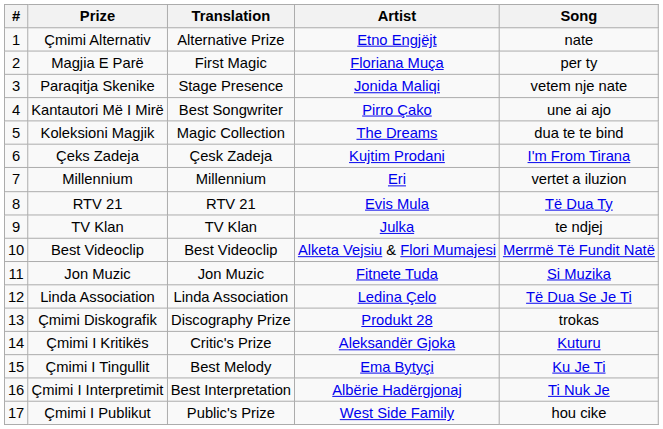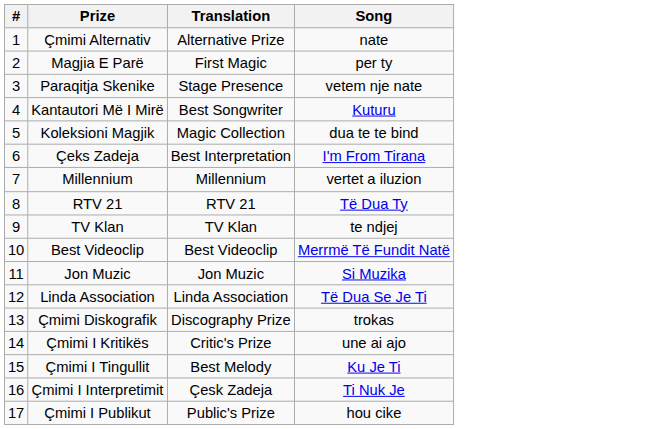- column: (397, 16)
(579, 110) une ai ajo -> (374, 110) Kuturu
(231, 156) Çesk Zadeja -> (231, 156) Best Interpretation
(579, 343) Kuturu -> (374, 343) une ai ajo
(231, 390) Best Interpretation -> (231, 390) Çesk Zadeja
